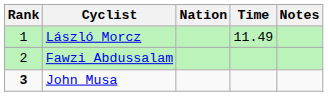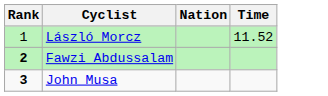- column: (300, 15)
(253, 37) 11.49 -> (253, 37) 11.52
(24, 59) normal -> (24, 59) bold
